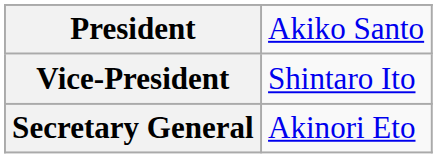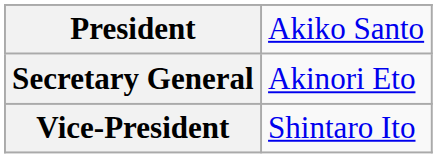rows swapped: (133, 78) <-> (133, 127)
